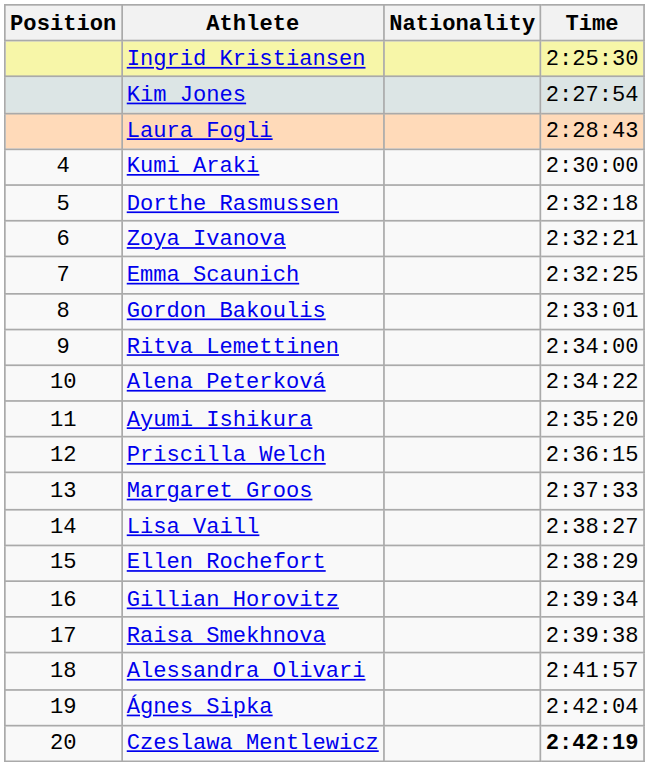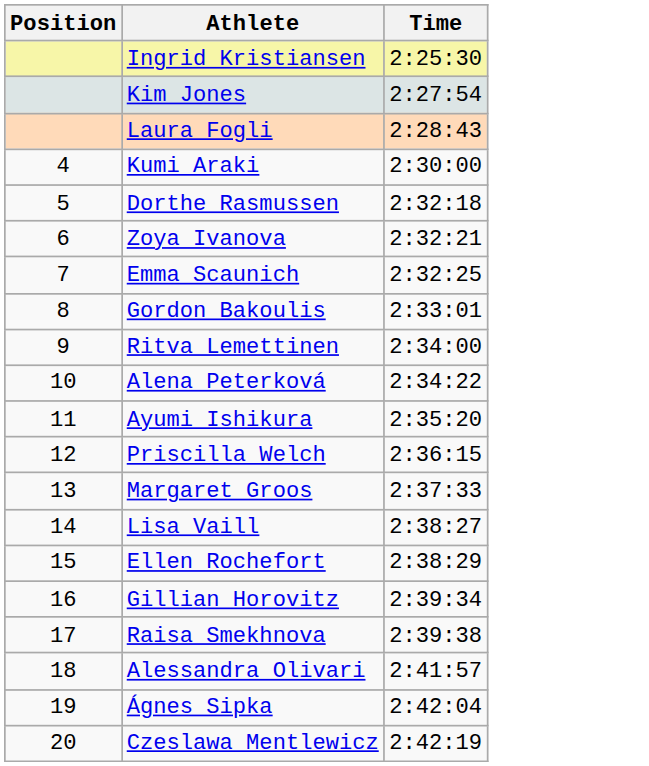- column: (462, 23)
(592, 743) bold -> (436, 743) normal
